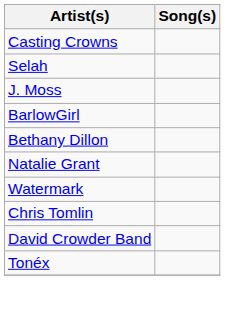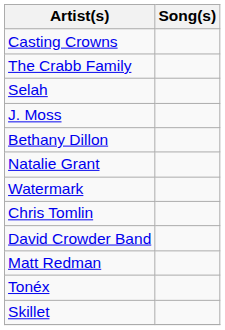+ row: (70, 66)
- row: (44, 115)
+ row: (55, 262)
+ row: (29, 312)
